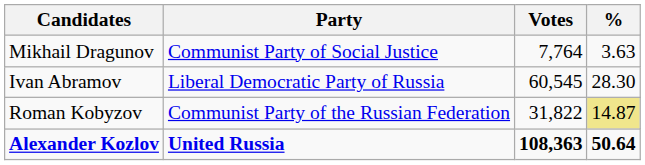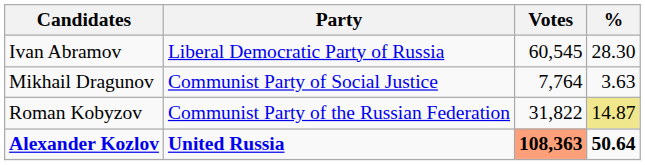rows swapped: (65, 81) <-> (81, 50)
(551, 143) no background -> (551, 143) lightsalmon background
